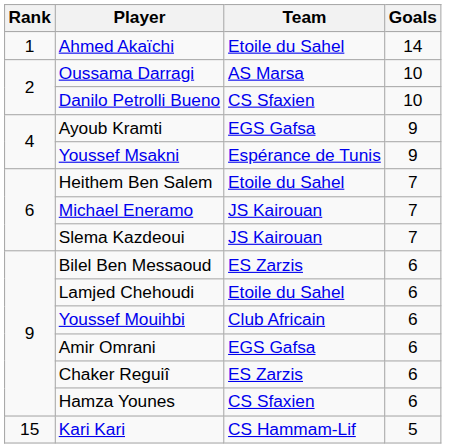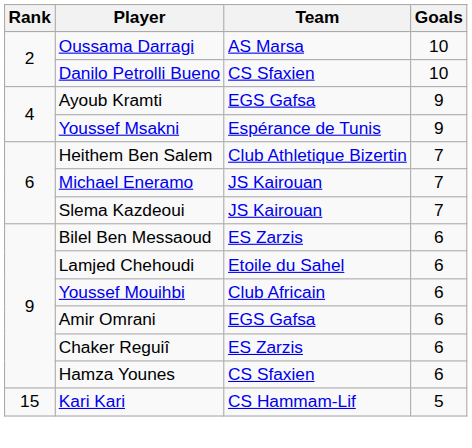- row: (116, 45)
(286, 182) Etoile du Sahel -> (317, 155) Club Athletique Bizertin
